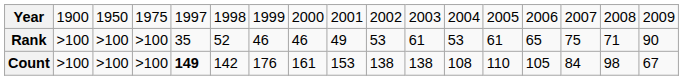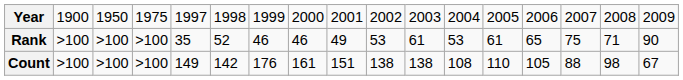(187, 63) bold -> (187, 63) normal
(343, 63) 153 -> (343, 63) 151
(573, 63) 84 -> (573, 63) 88
